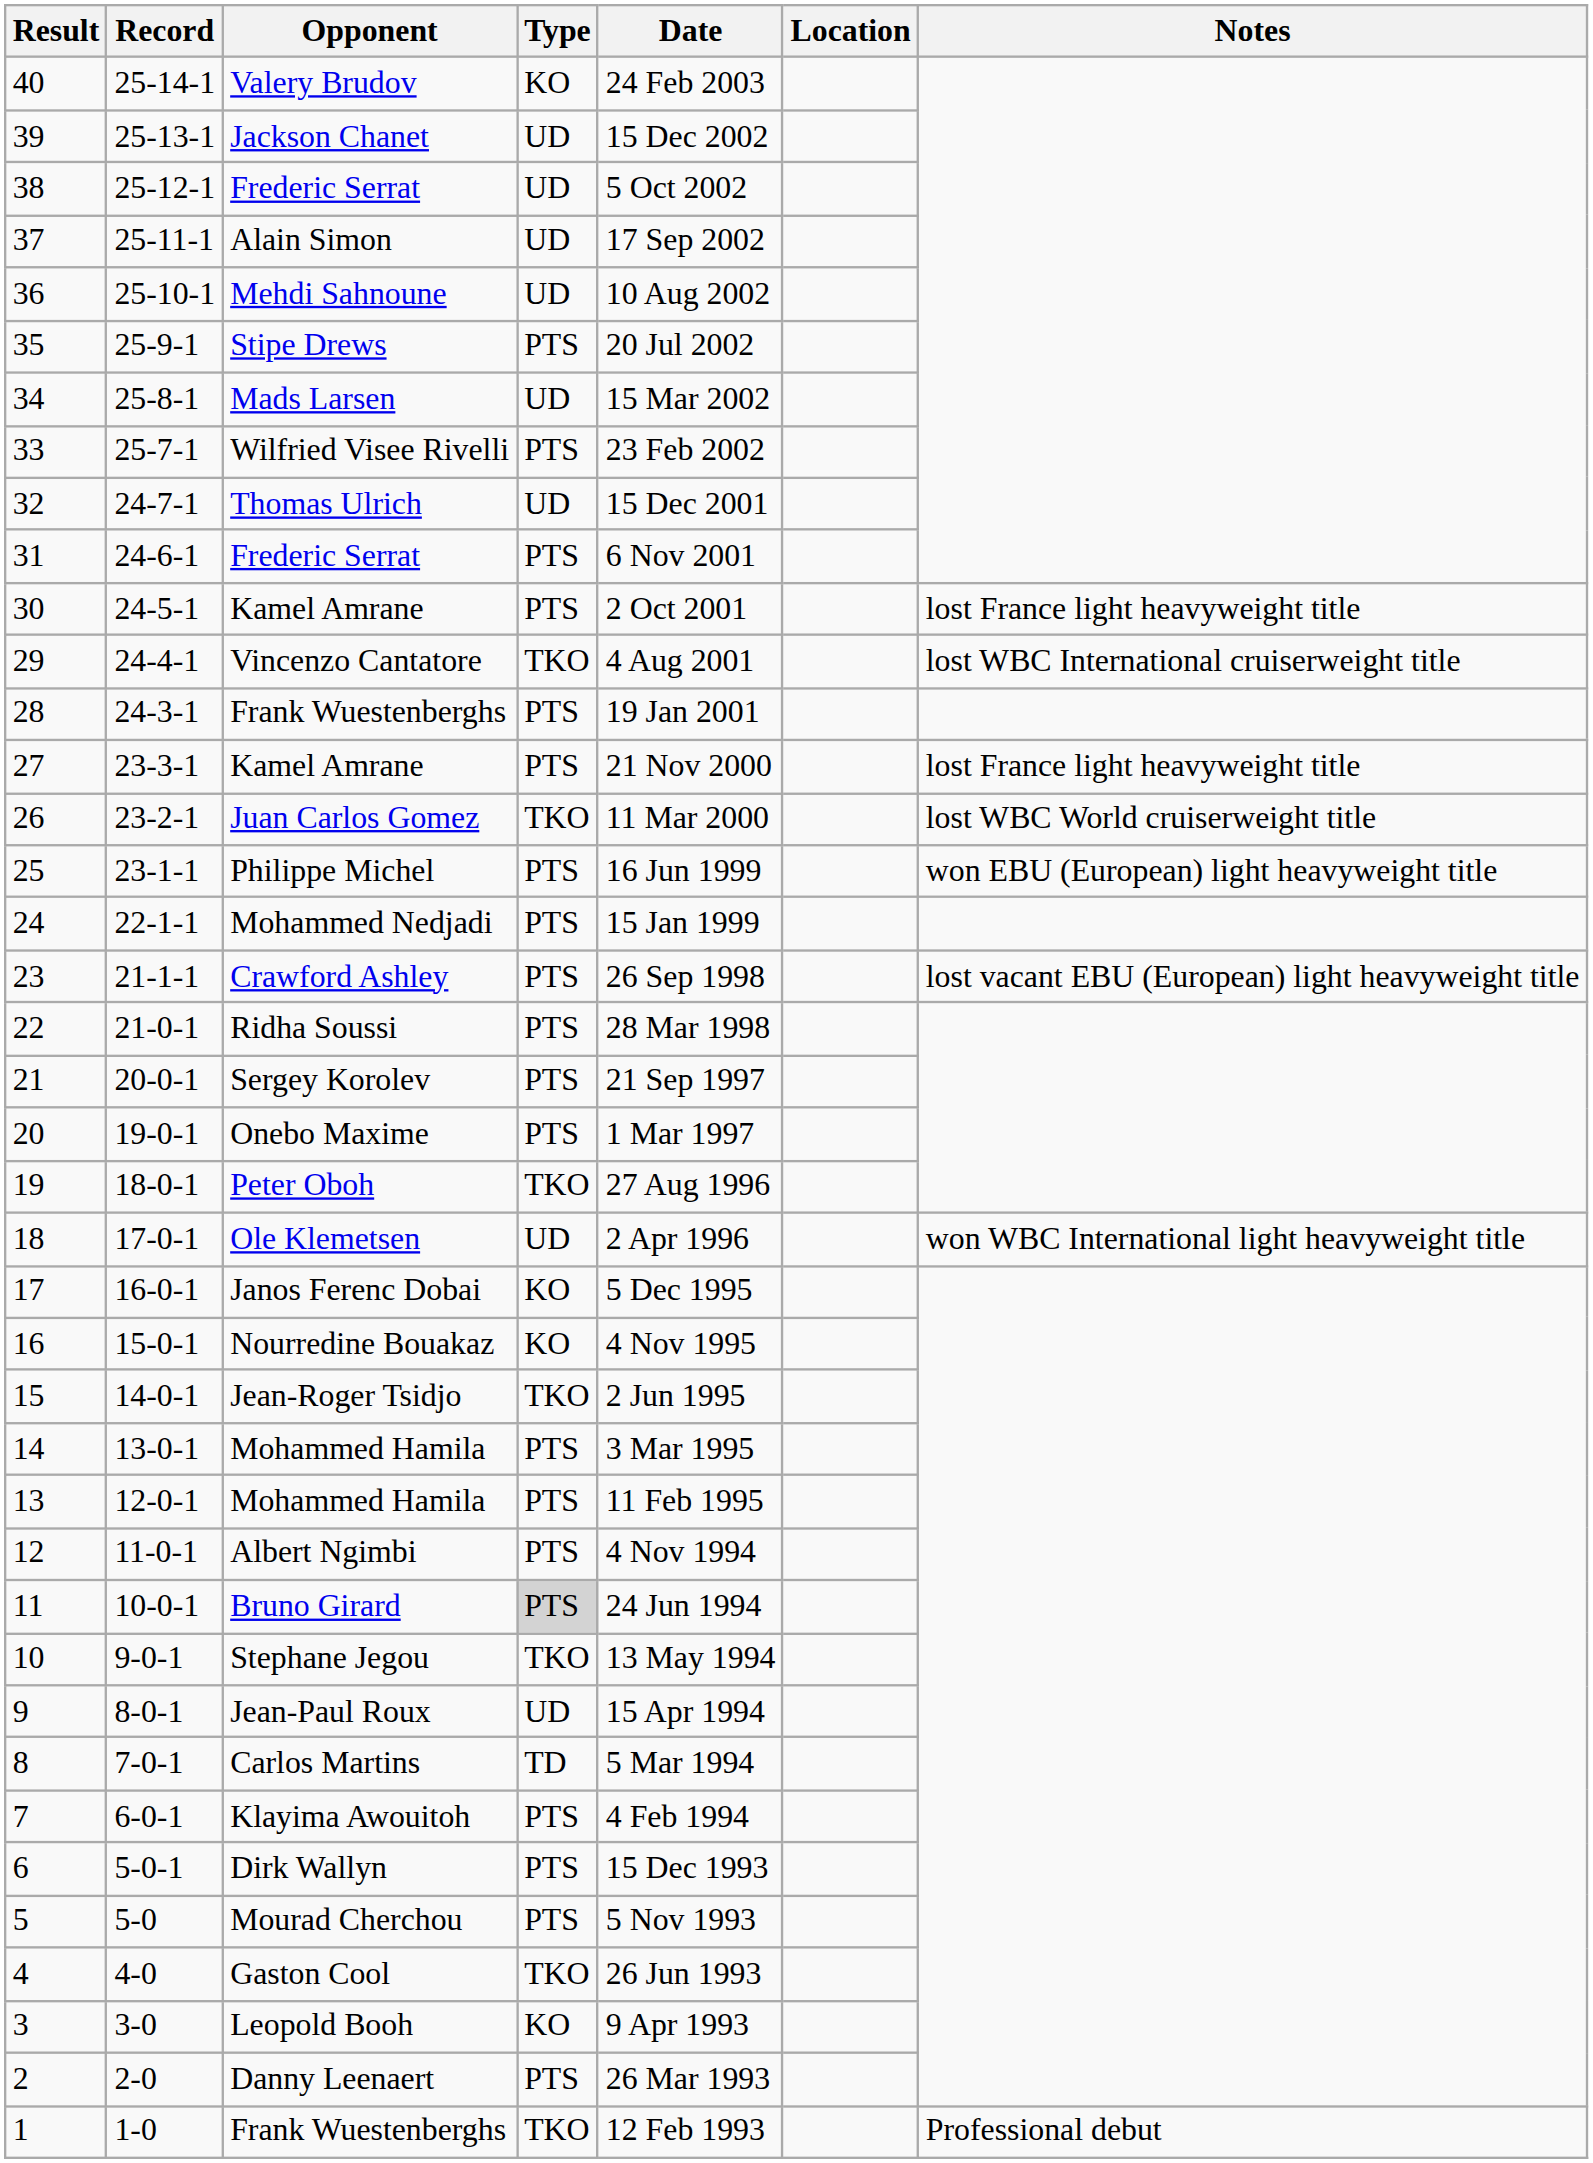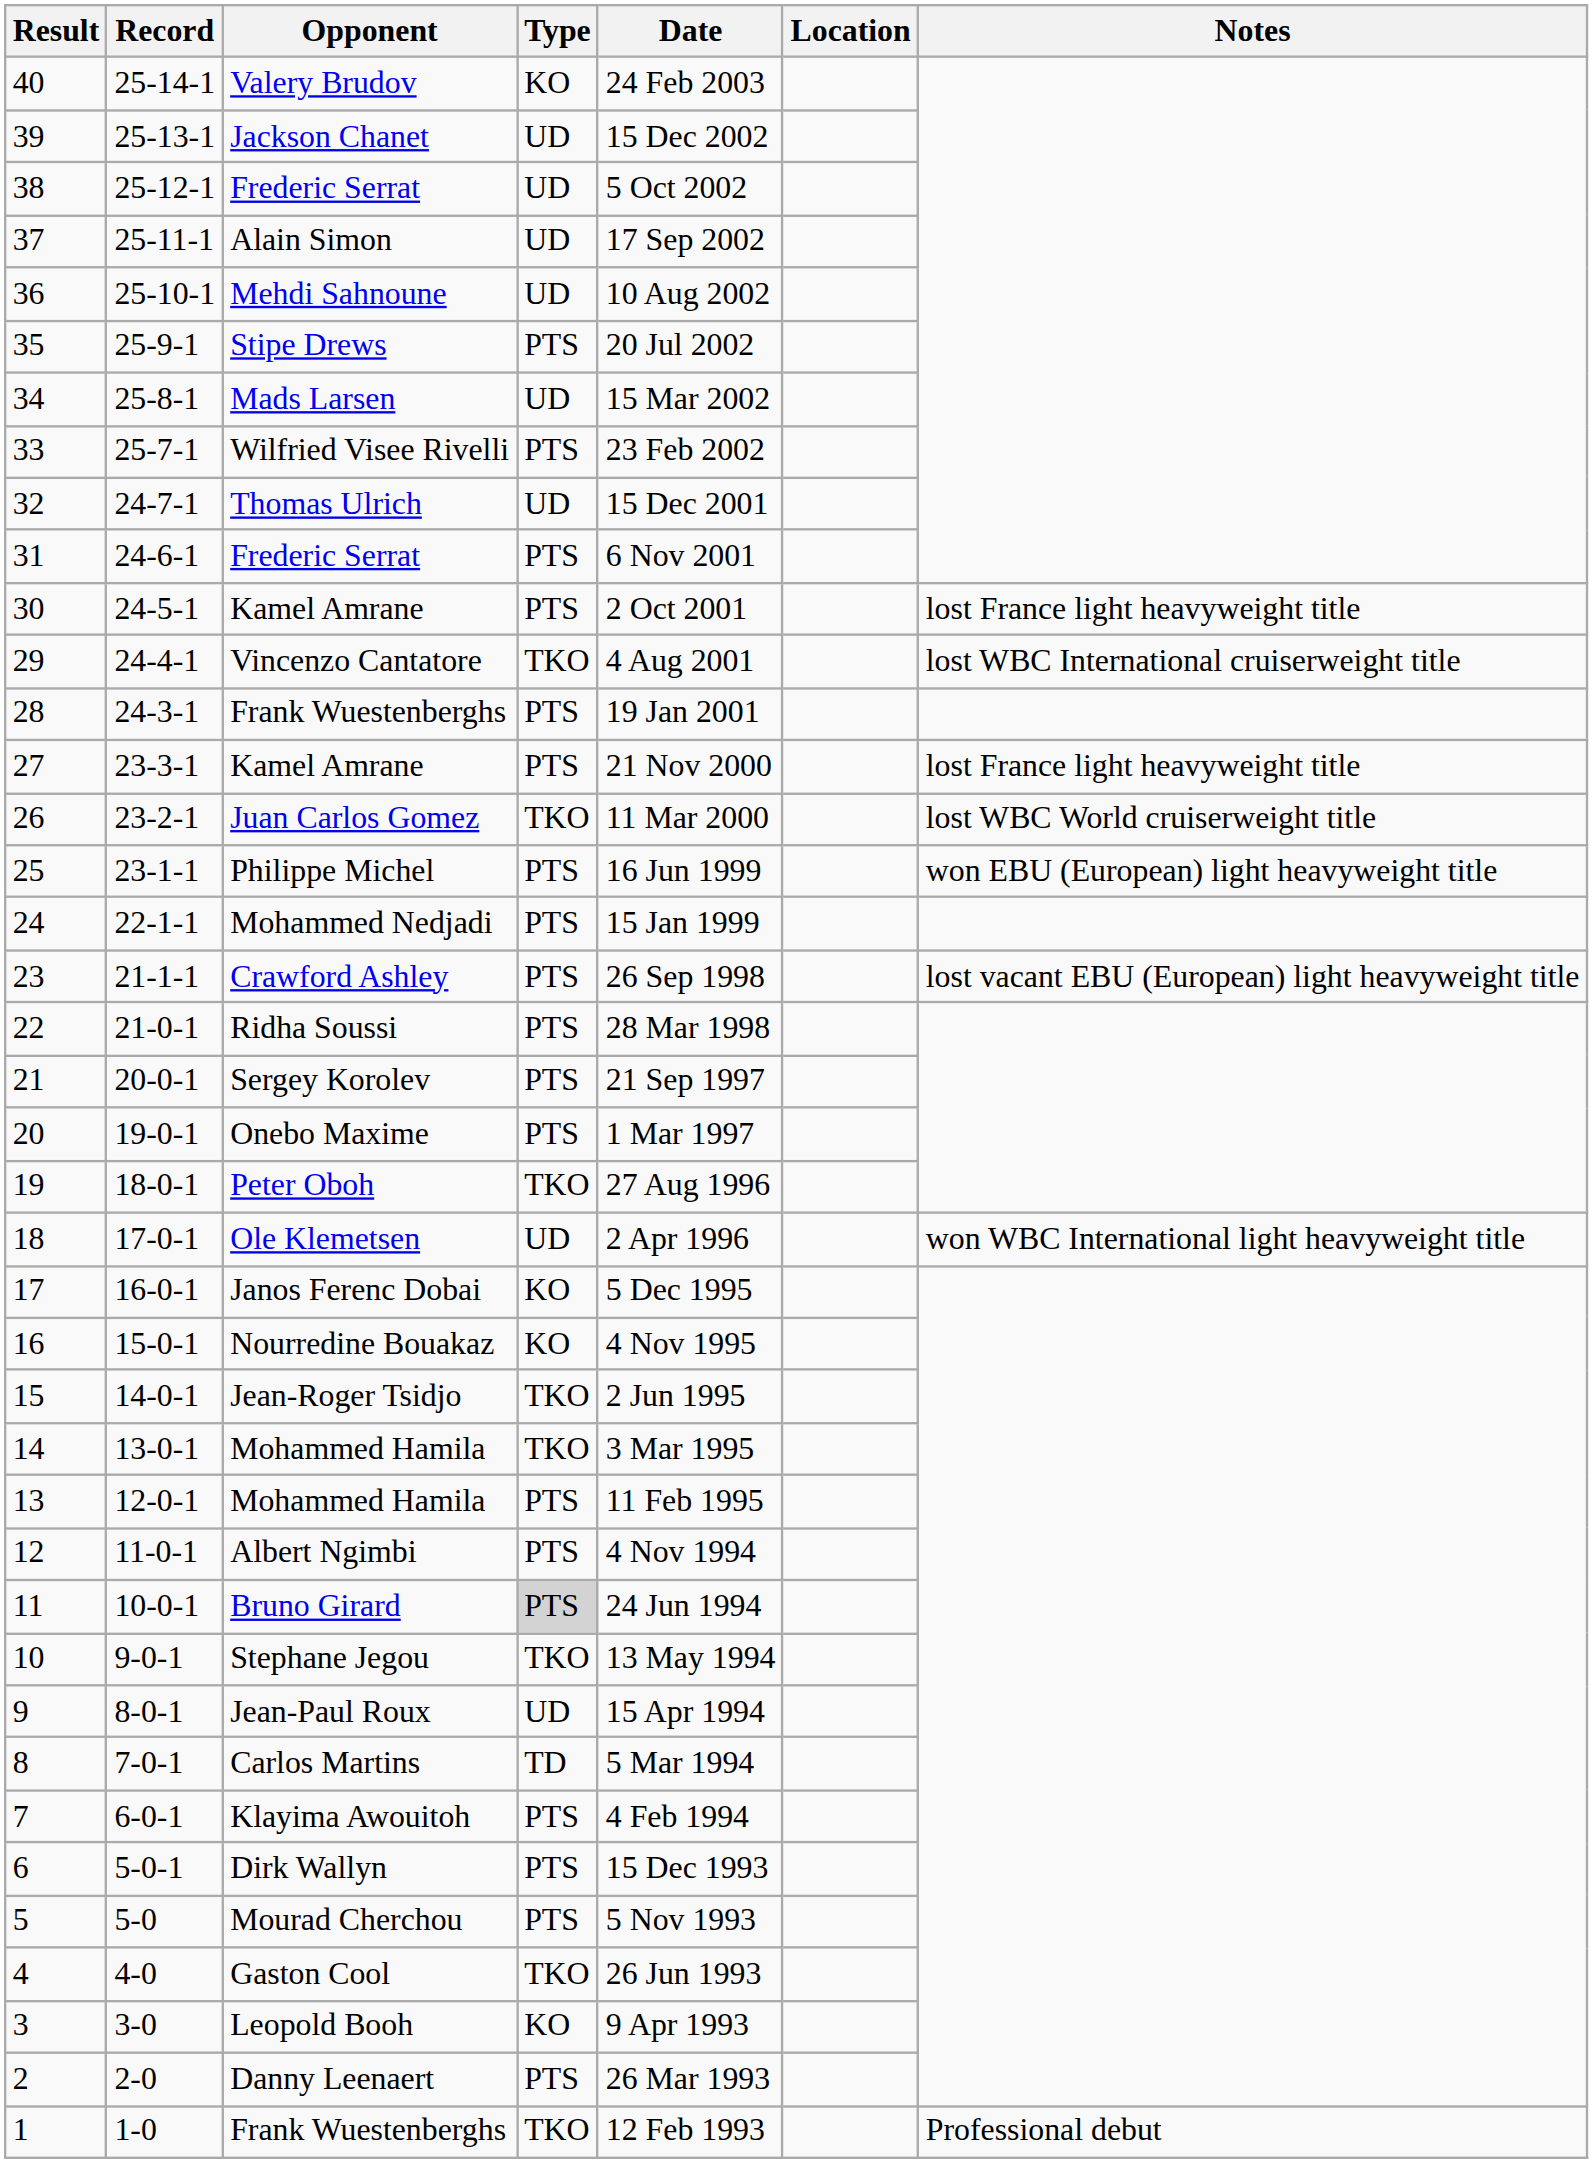(552, 1447) PTS -> (557, 1447) TKO
